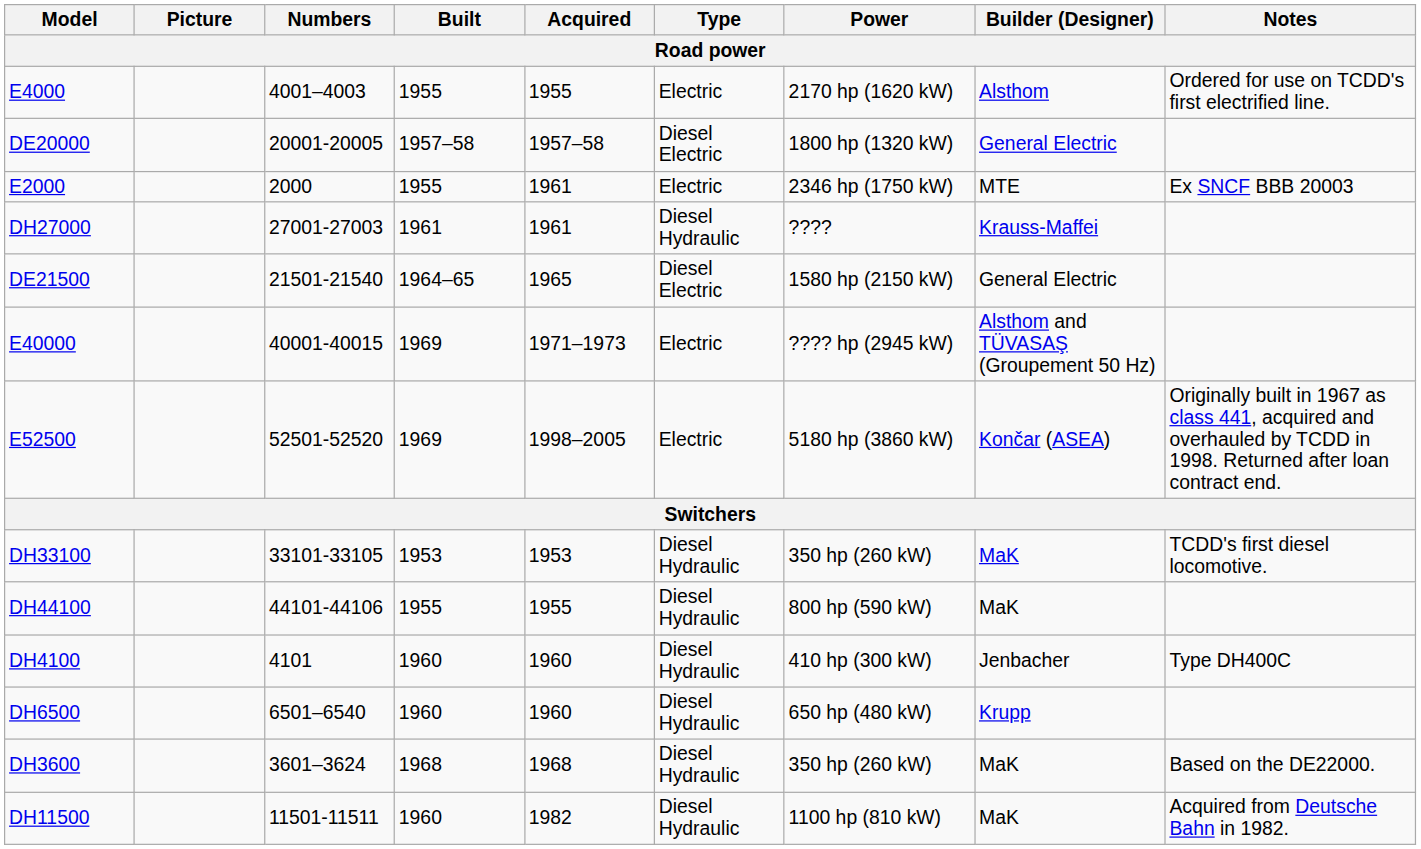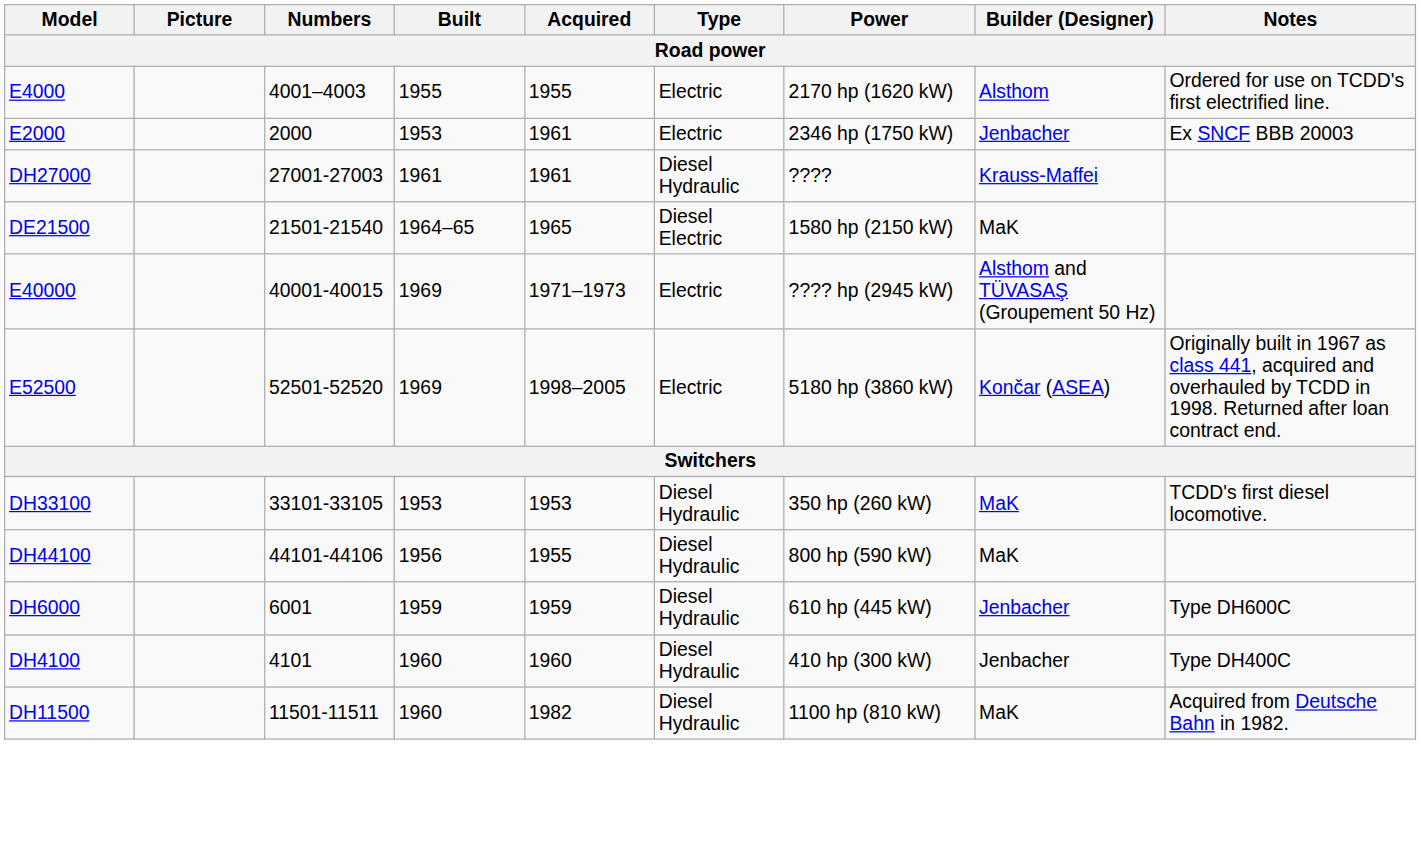- row: (49, 144)
(420, 186) 1955 -> (420, 133) 1953
(999, 186) MTE -> (1024, 133) Jenbacher
(1048, 280) General Electric -> (999, 227) MaK
(420, 608) 1955 -> (420, 555) 1956
+ row: (45, 608)
- row: (45, 713)
- row: (45, 765)
